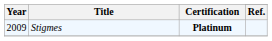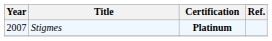(17, 28) 2009 -> (17, 28) 2007
